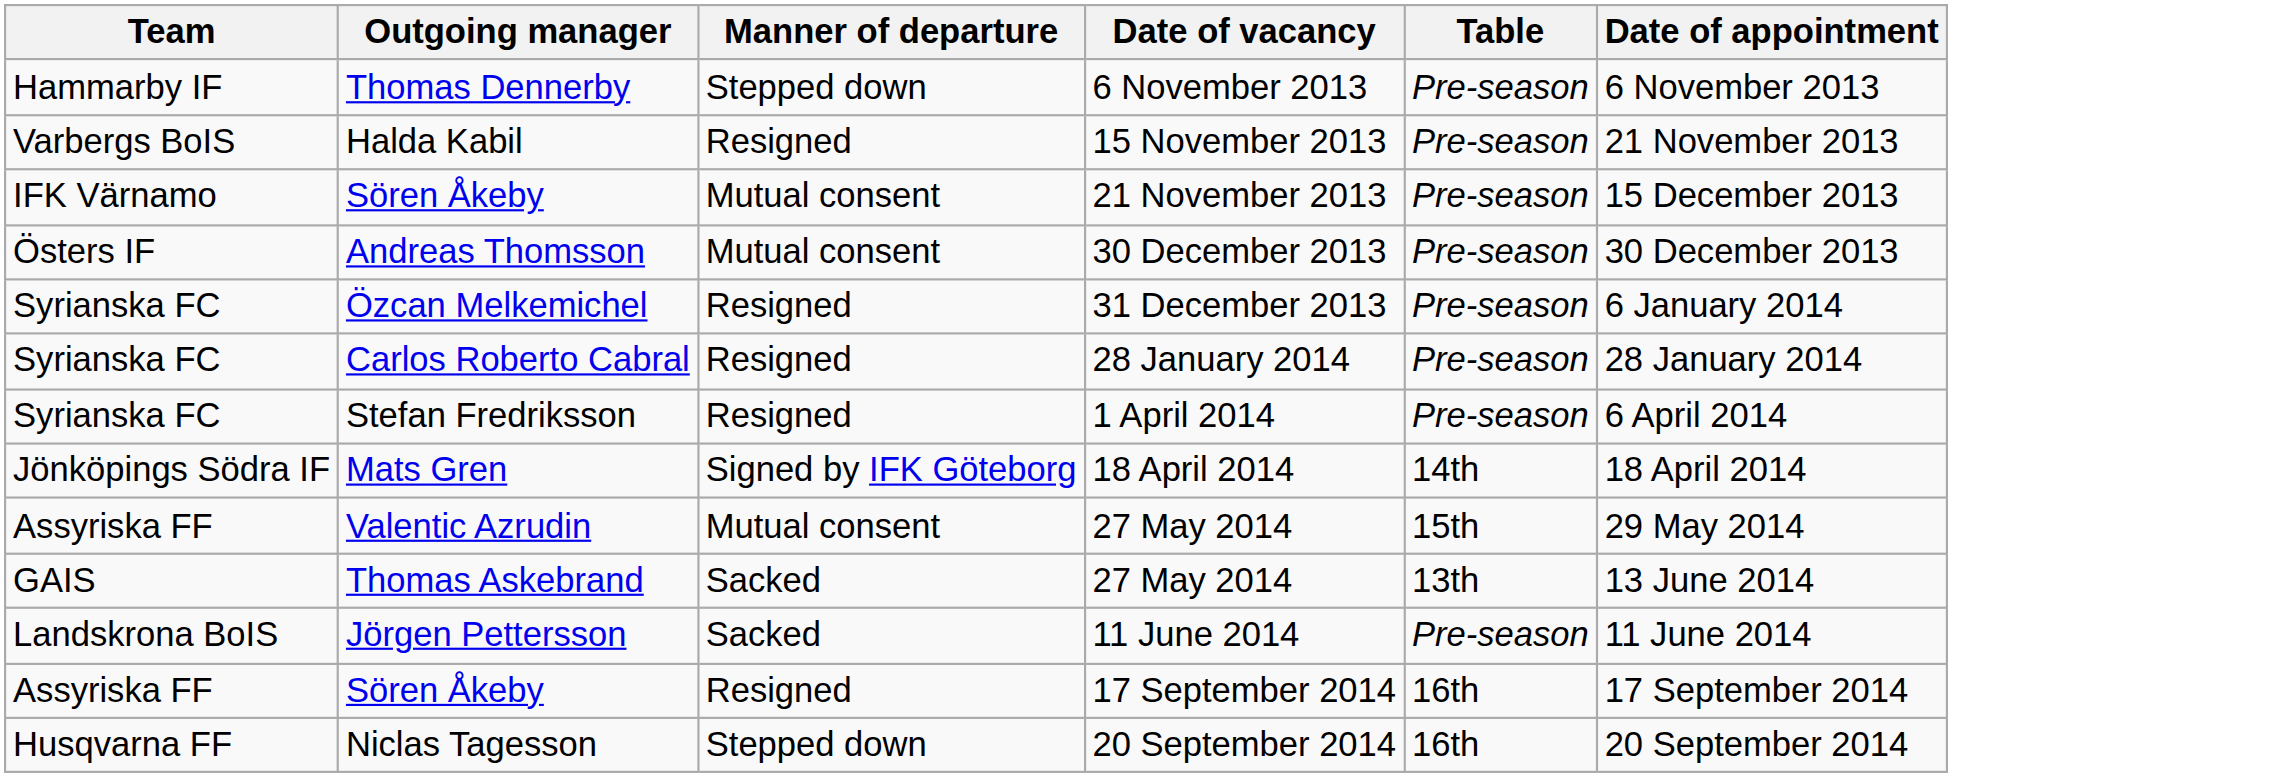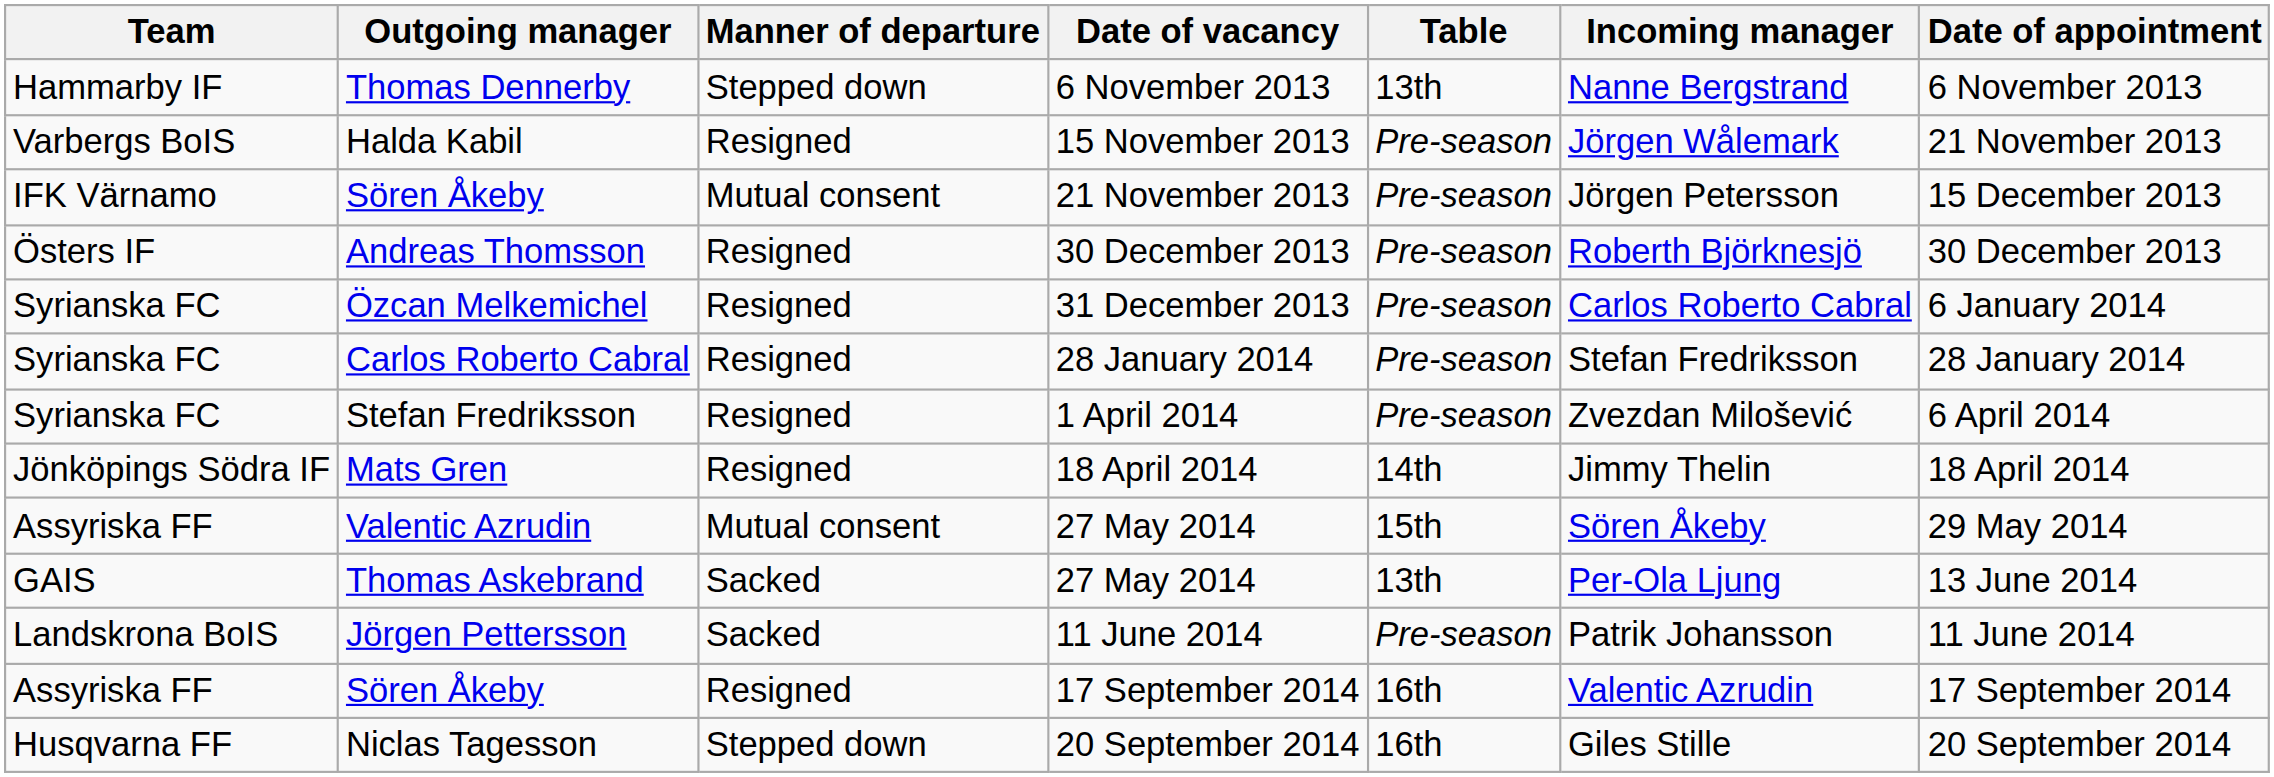+ column: (1740, 31)
(1500, 86) Pre-season -> (1409, 86) 13th
(823, 251) Mutual consent -> (779, 251) Resigned
(891, 470) Signed by IFK Göteborg -> (779, 470) Resigned
